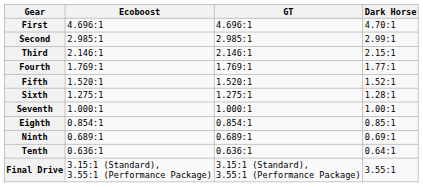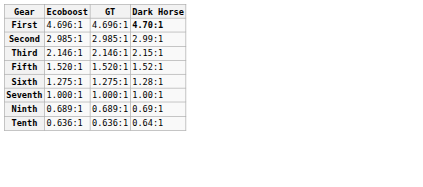(380, 25) normal -> (148, 25) bold
- row: (35, 67)
- row: (35, 123)
- row: (35, 170)
